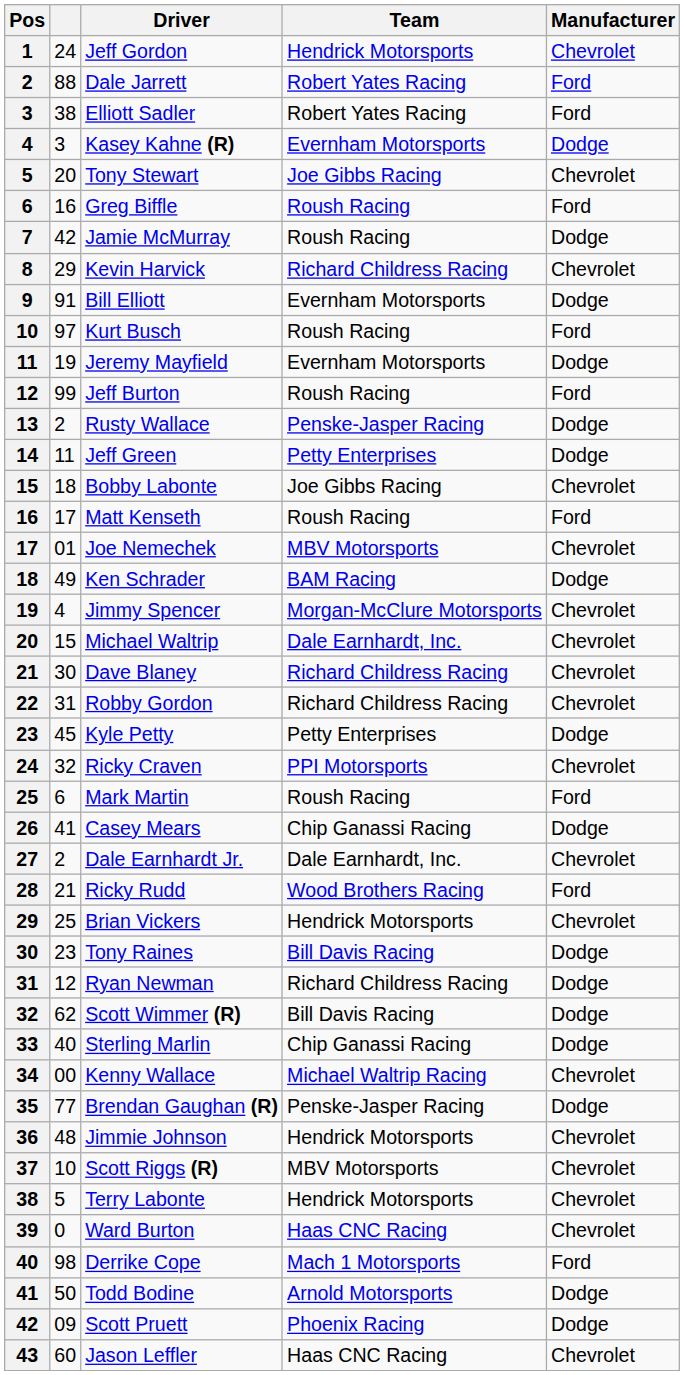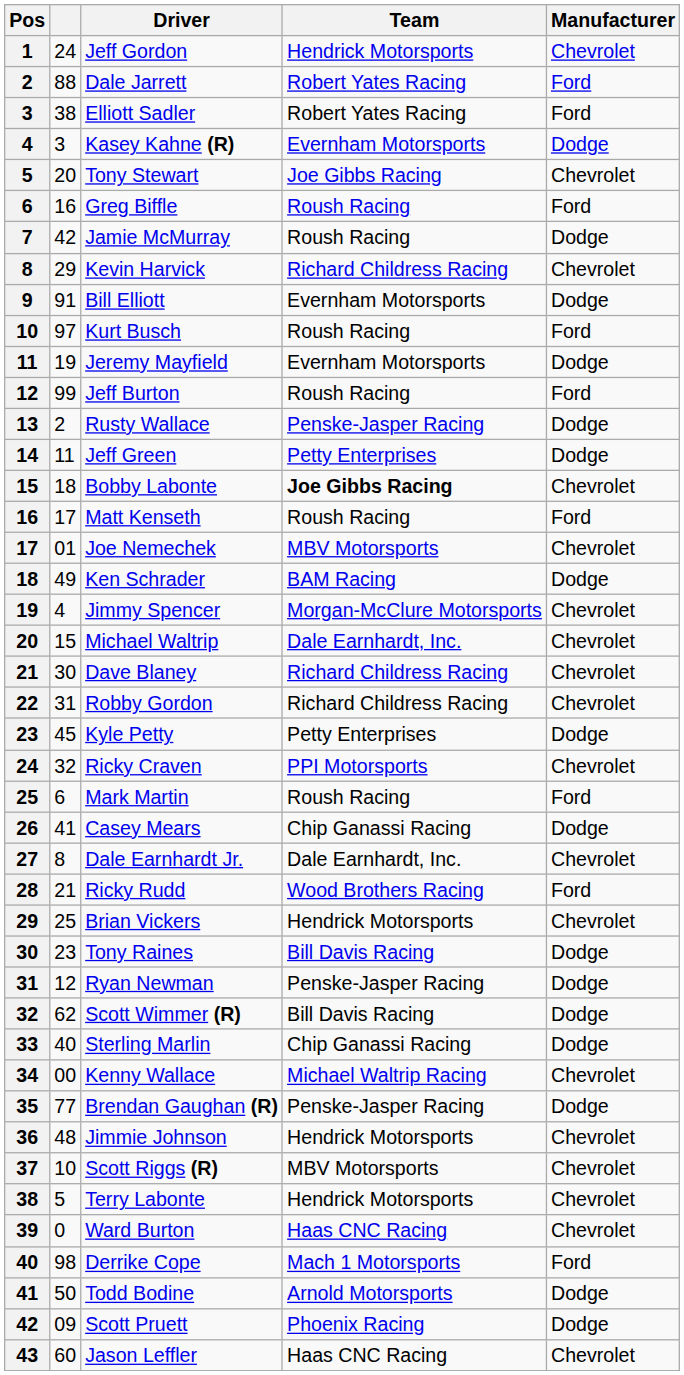(364, 486) normal -> (370, 486) bold
(60, 858) 2 -> (60, 858) 8
(398, 983) Richard Childress Racing -> (386, 983) Penske-Jasper Racing
